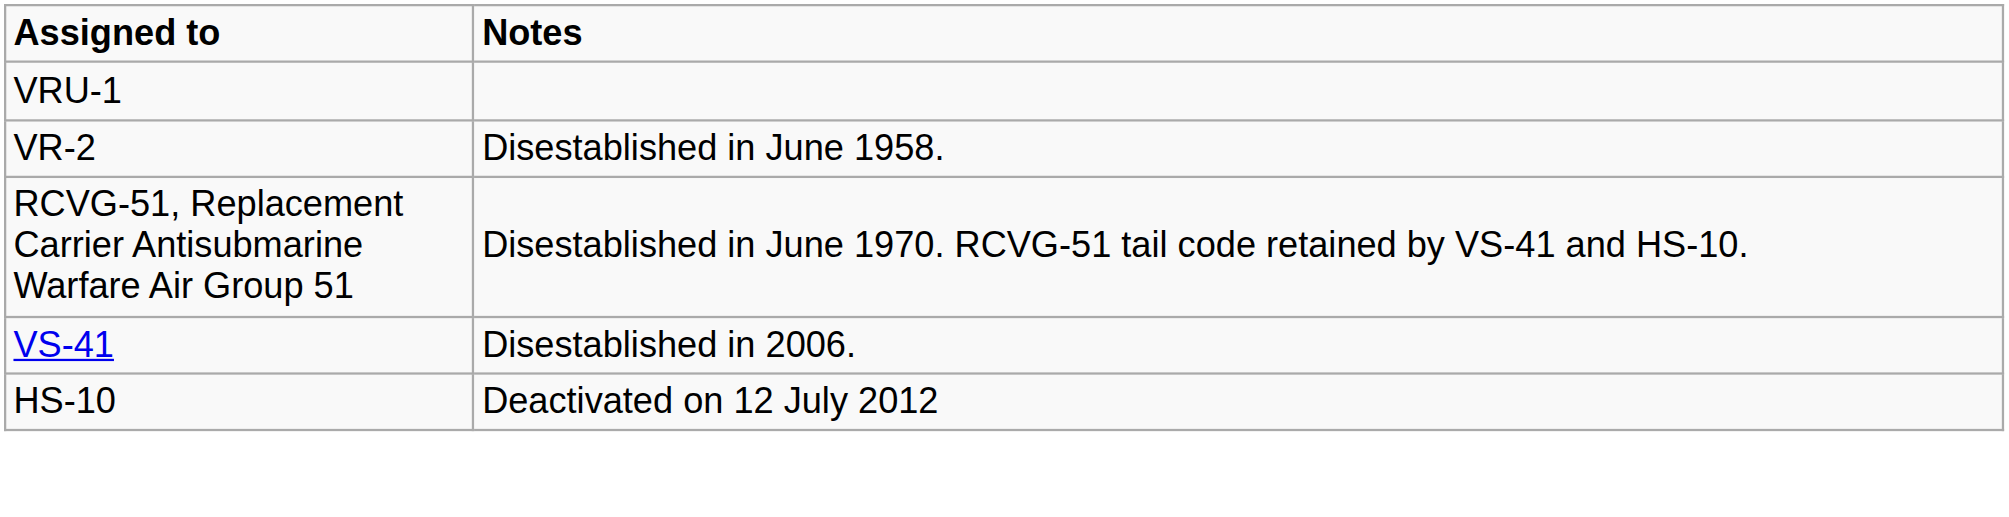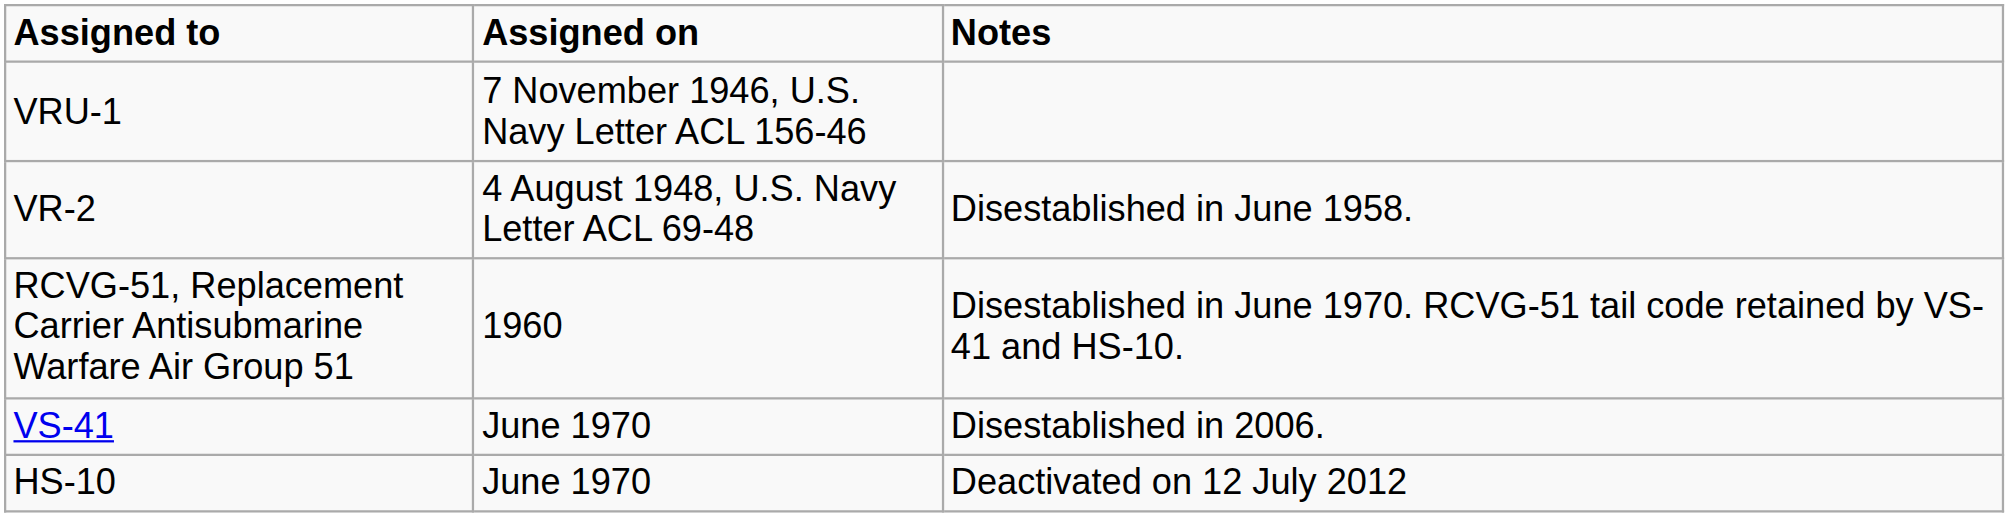+ column: (591, 33)
